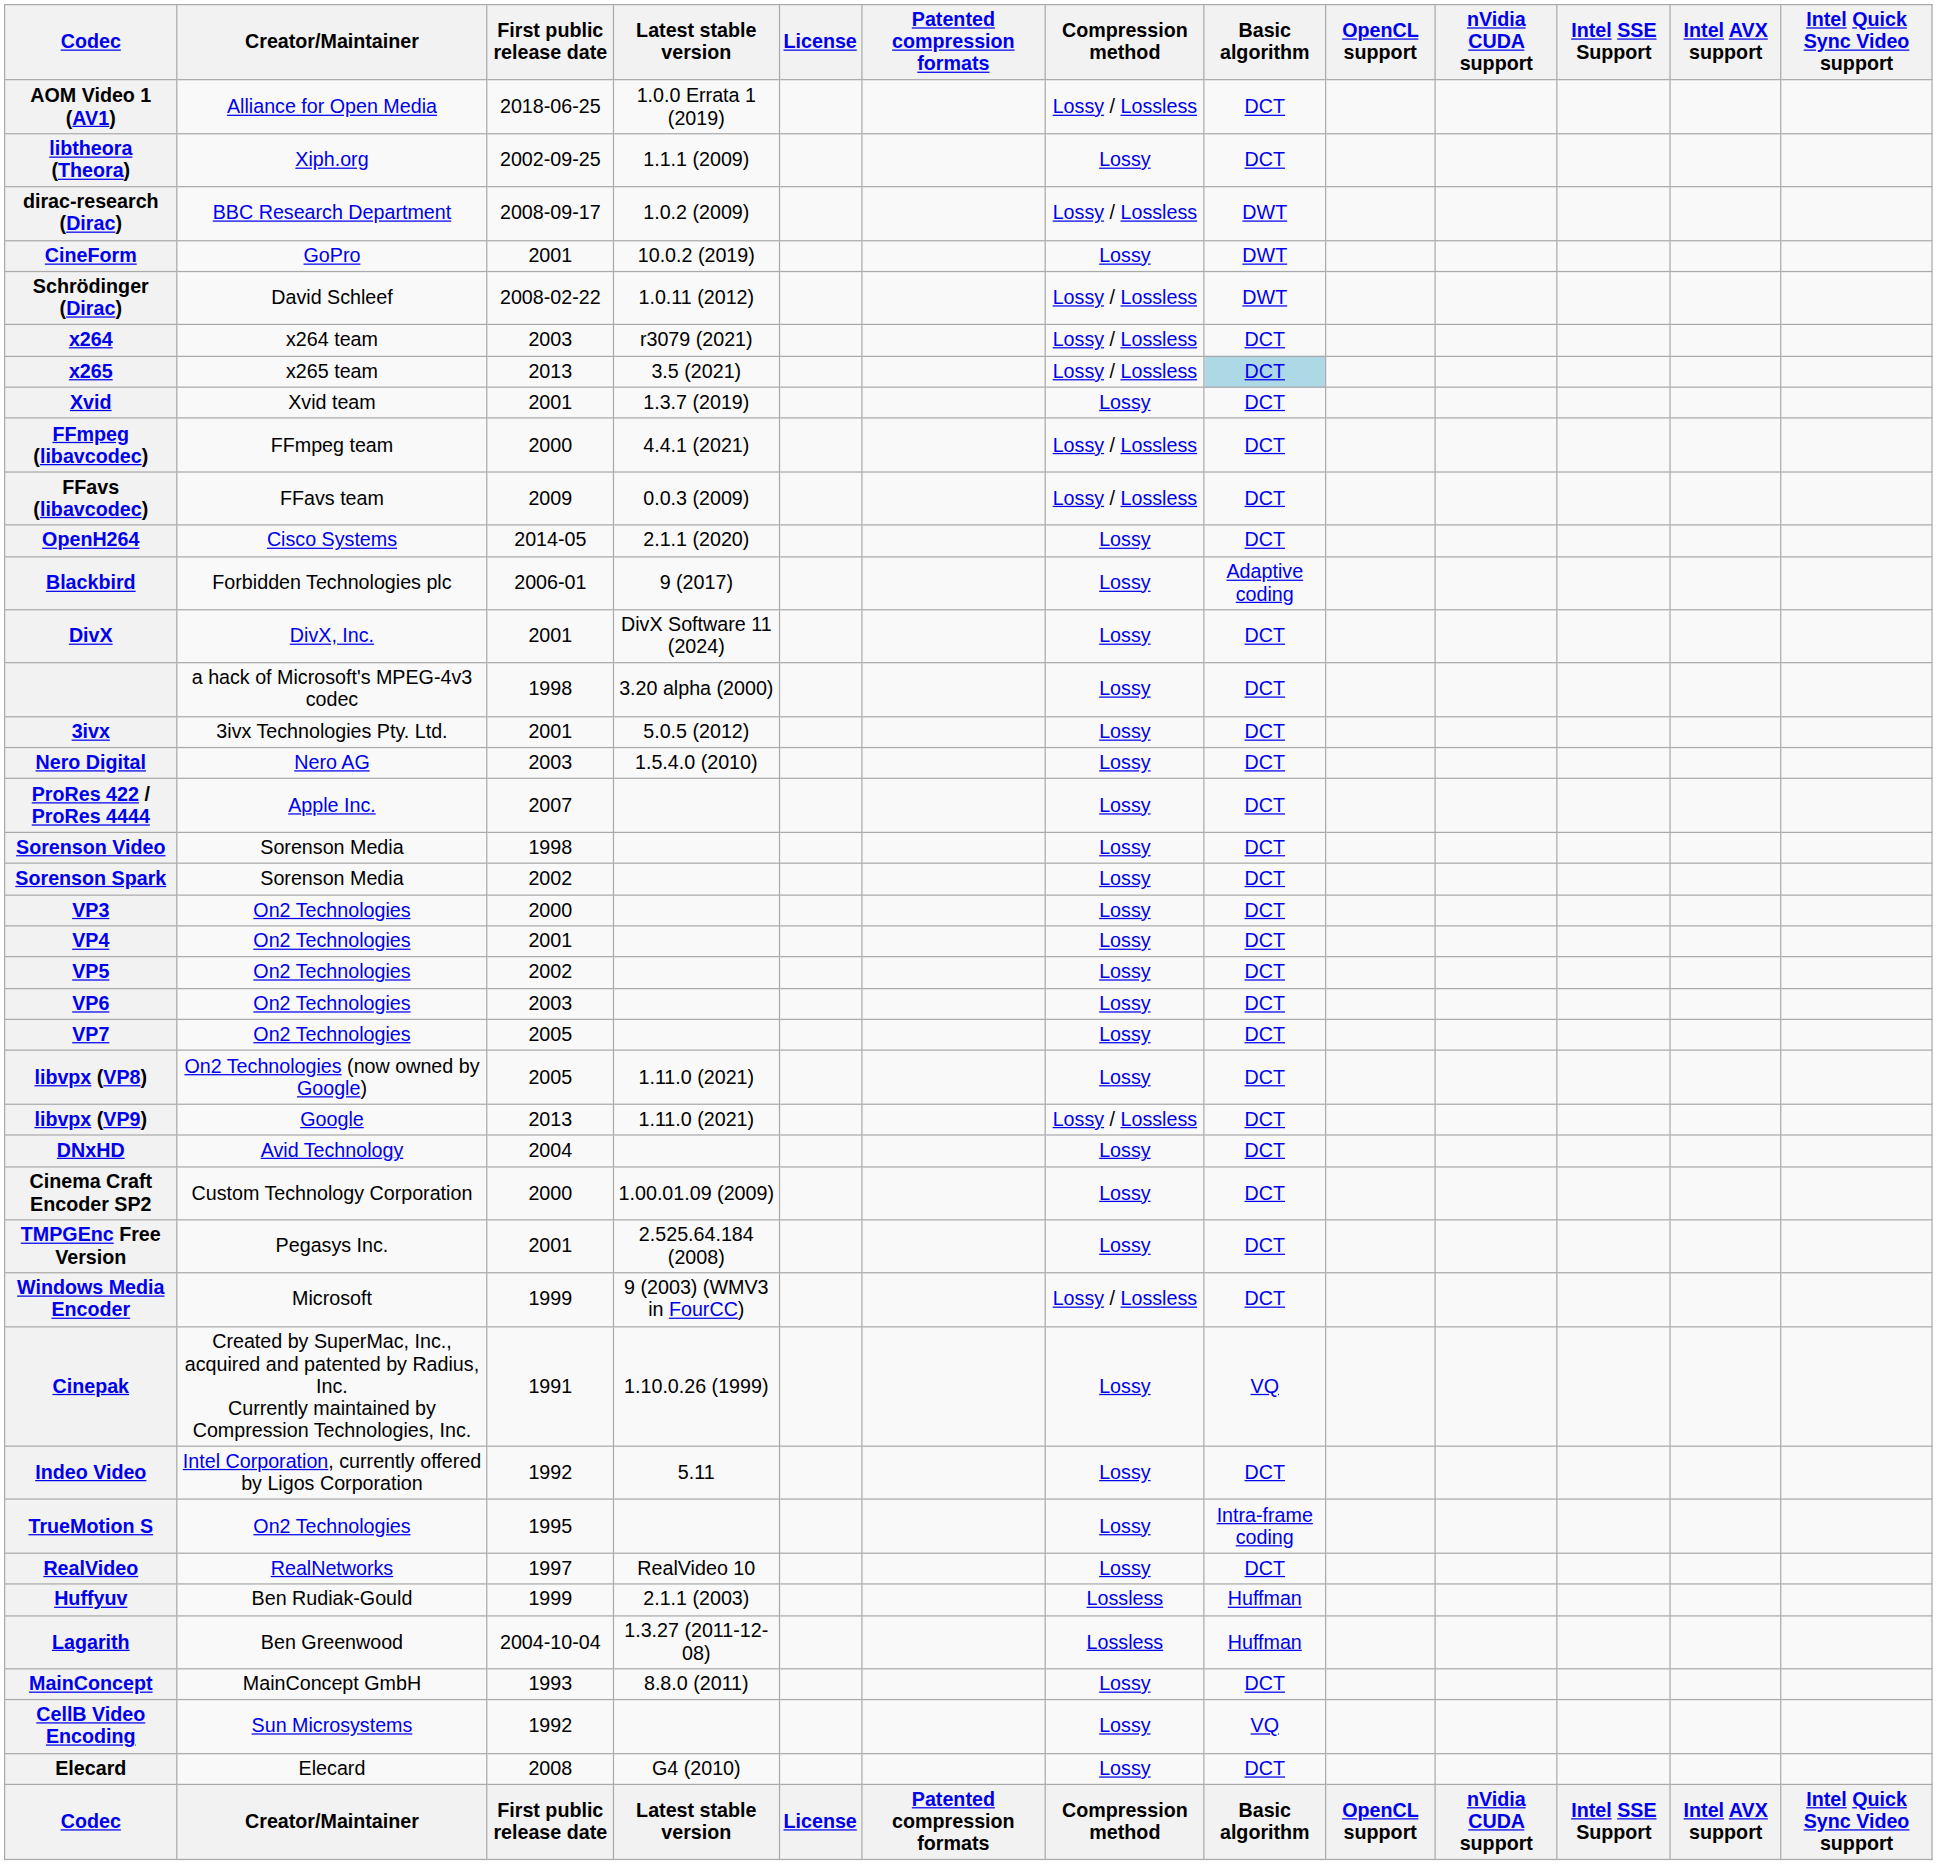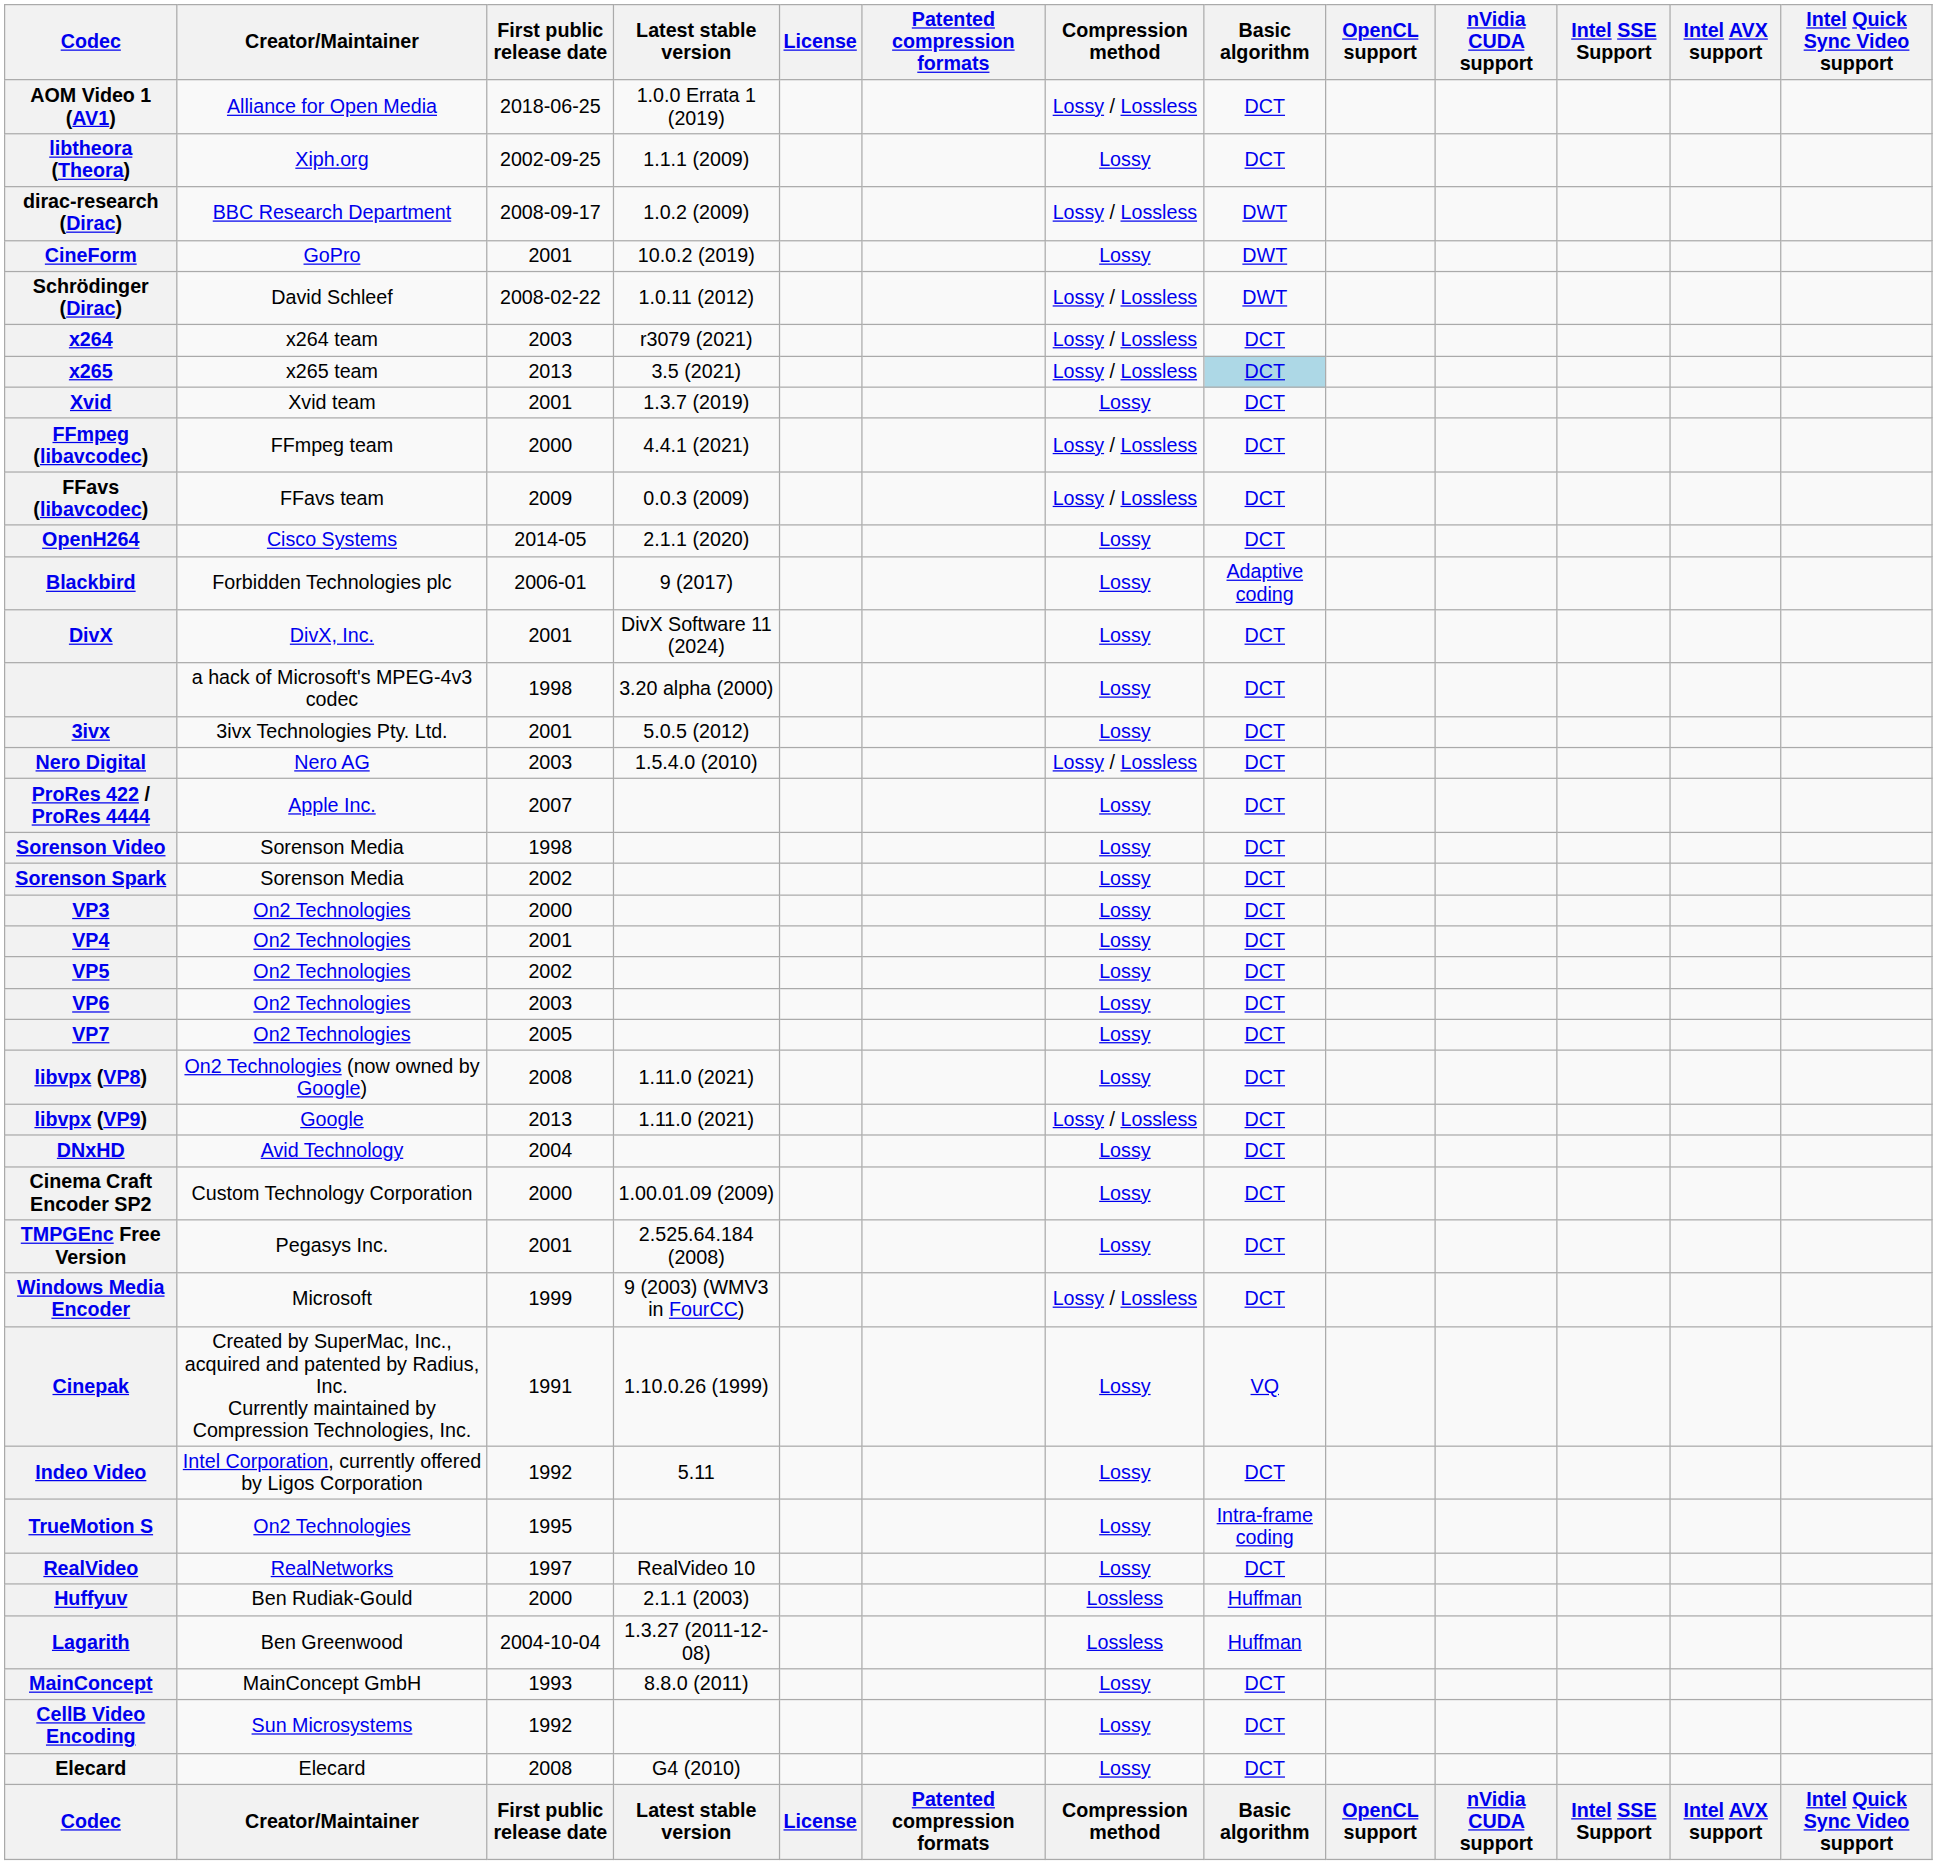(1125, 763) Lossy -> (1125, 763) Lossy / Lossless
(550, 1077) 2005 -> (550, 1077) 2008
(550, 1599) 1999 -> (550, 1599) 2000
(1265, 1726) VQ -> (1265, 1726) DCT
